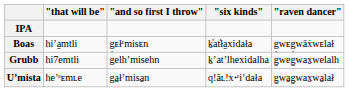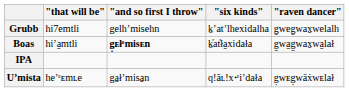rows swapped: (24, 28) <-> (24, 60)
(129, 44) normal -> (130, 44) bold
(304, 44) g̣wᴇg̣wāẋwᴇlał -> (304, 44) g̱wa̱g̱wax̱wa̱lał
(304, 77) g̱wa̱g̱wax̱wa̱lał -> (304, 77) g̣wᴇg̣wāẋwᴇlał
